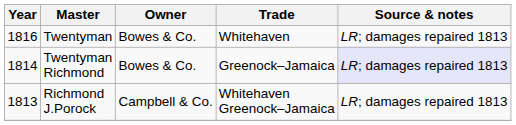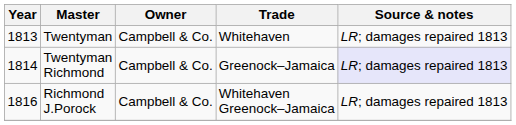(22, 36) 1816 -> (22, 36) 1813
(157, 36) Bowes & Co. -> (166, 36) Campbell & Co.
(157, 65) Bowes & Co. -> (166, 65) Campbell & Co.
(22, 101) 1813 -> (22, 101) 1816
